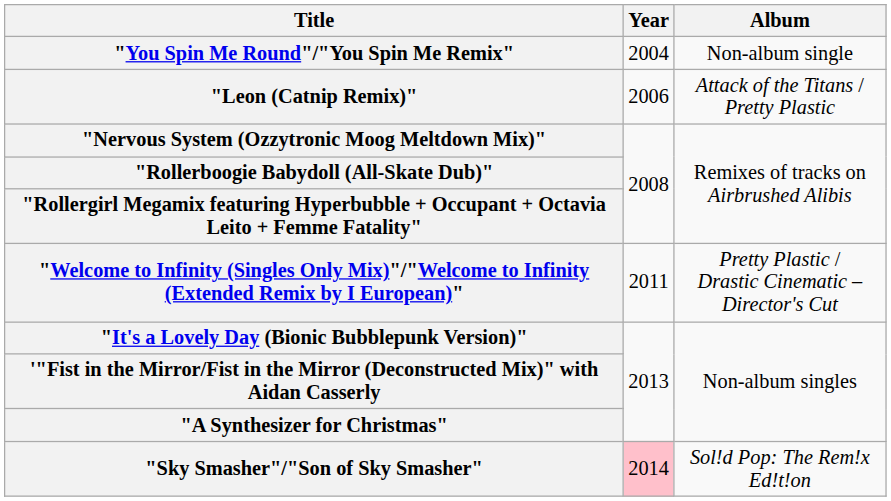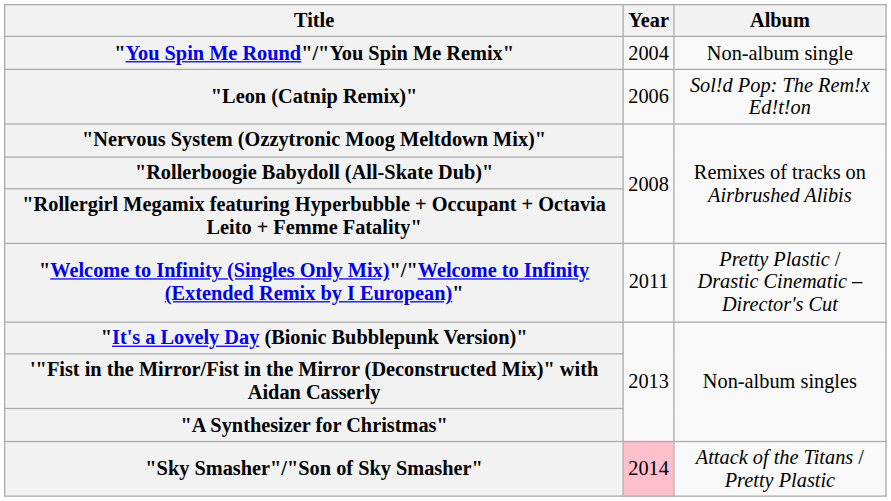(780, 96) Attack of the Titans / Pretty Plastic -> (780, 96) Sol!d Pop: The Rem!x Ed!t!on
(780, 468) Sol!d Pop: The Rem!x Ed!t!on -> (780, 468) Attack of the Titans / Pretty Plastic
